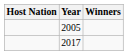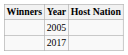columns swapped: (32, 12) <-> (103, 12)
